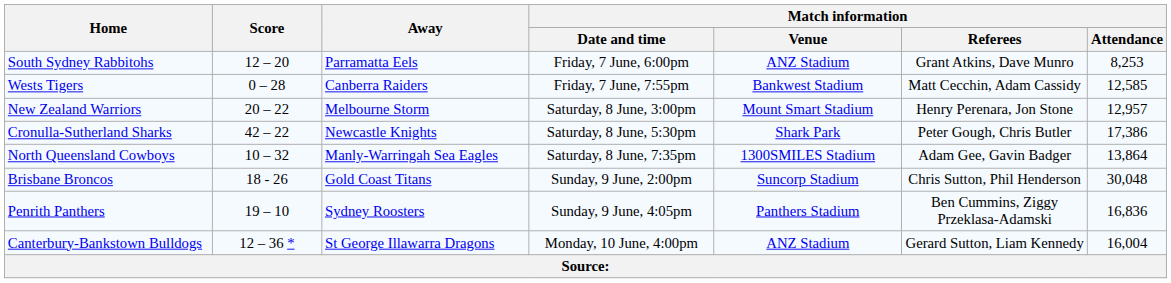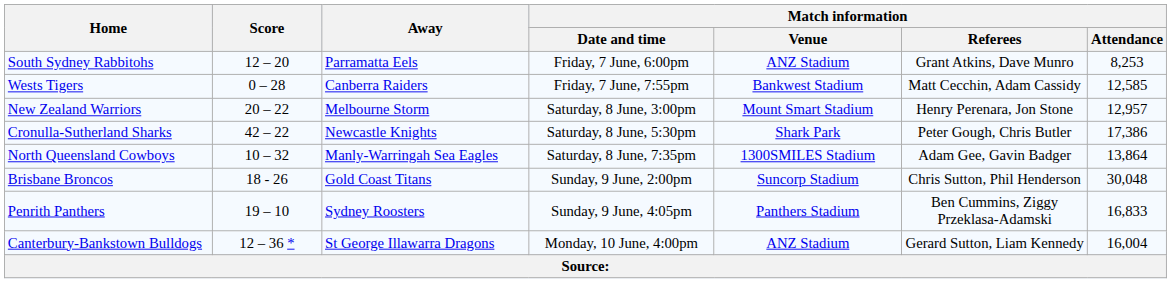(1127, 211) 16,836 -> (1127, 211) 16,833
